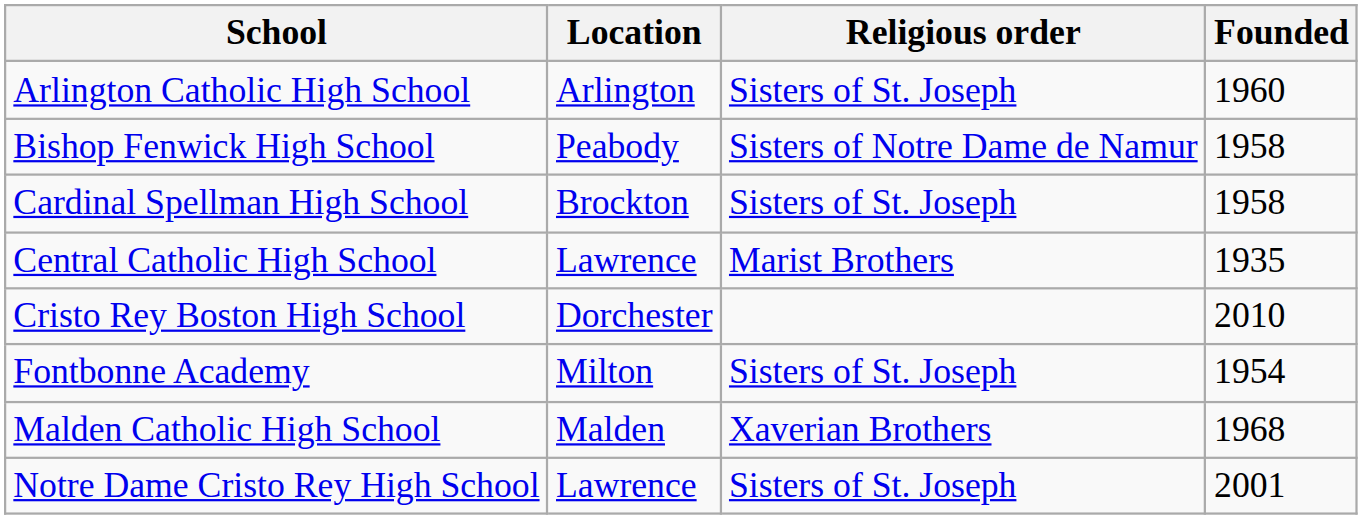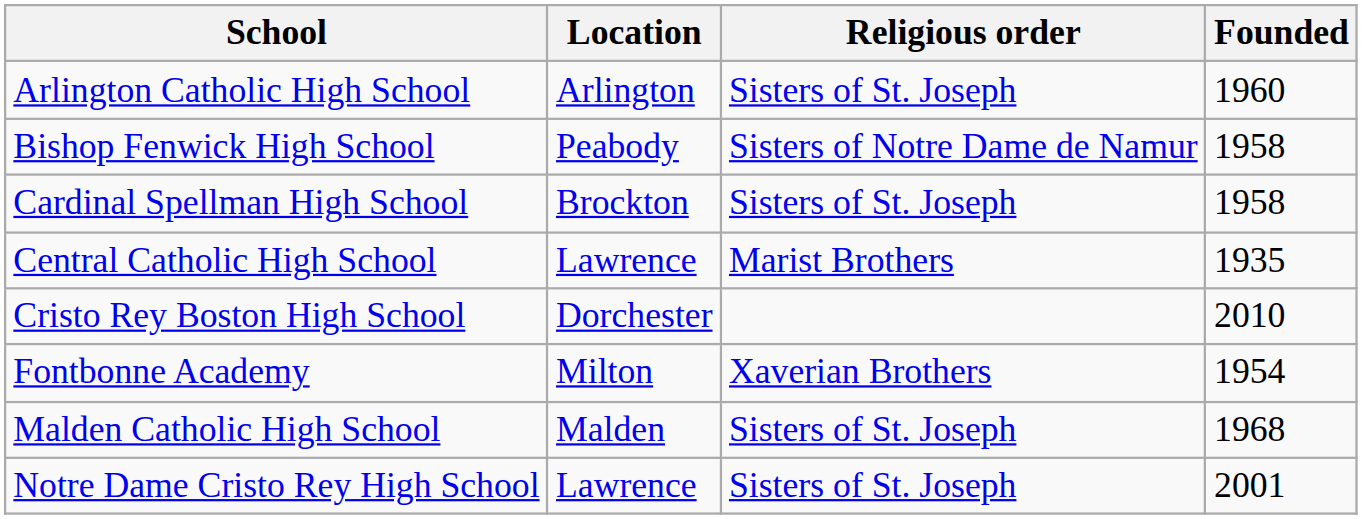(873, 372) Sisters of St. Joseph -> (860, 372) Xaverian Brothers
(860, 428) Xaverian Brothers -> (873, 428) Sisters of St. Joseph
